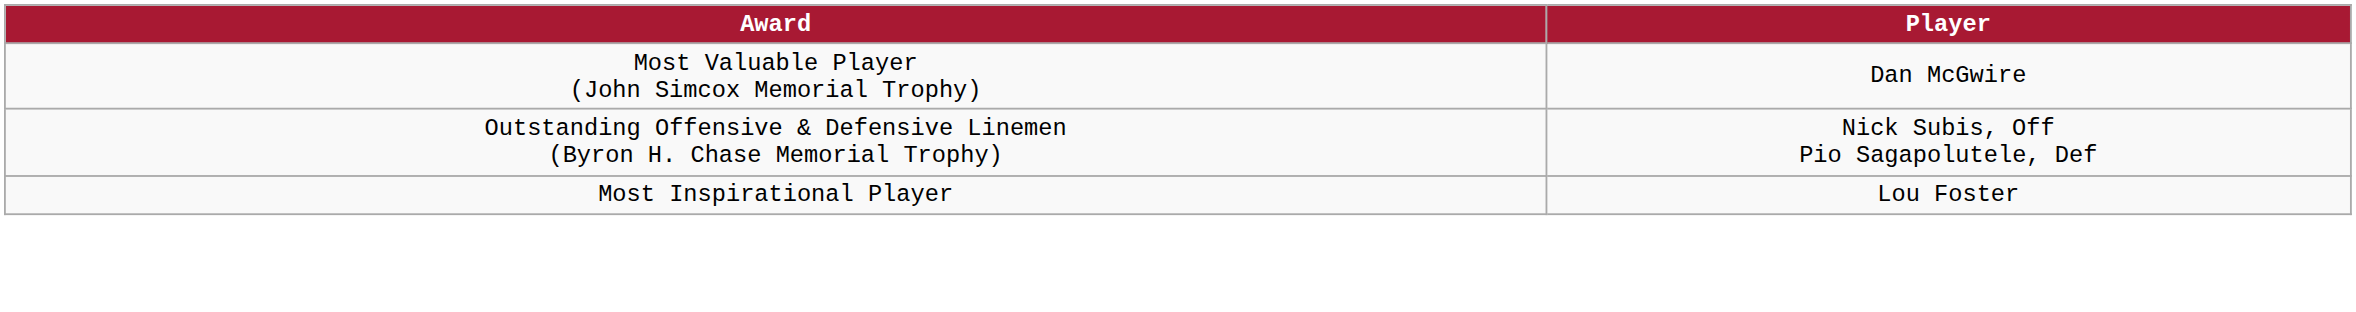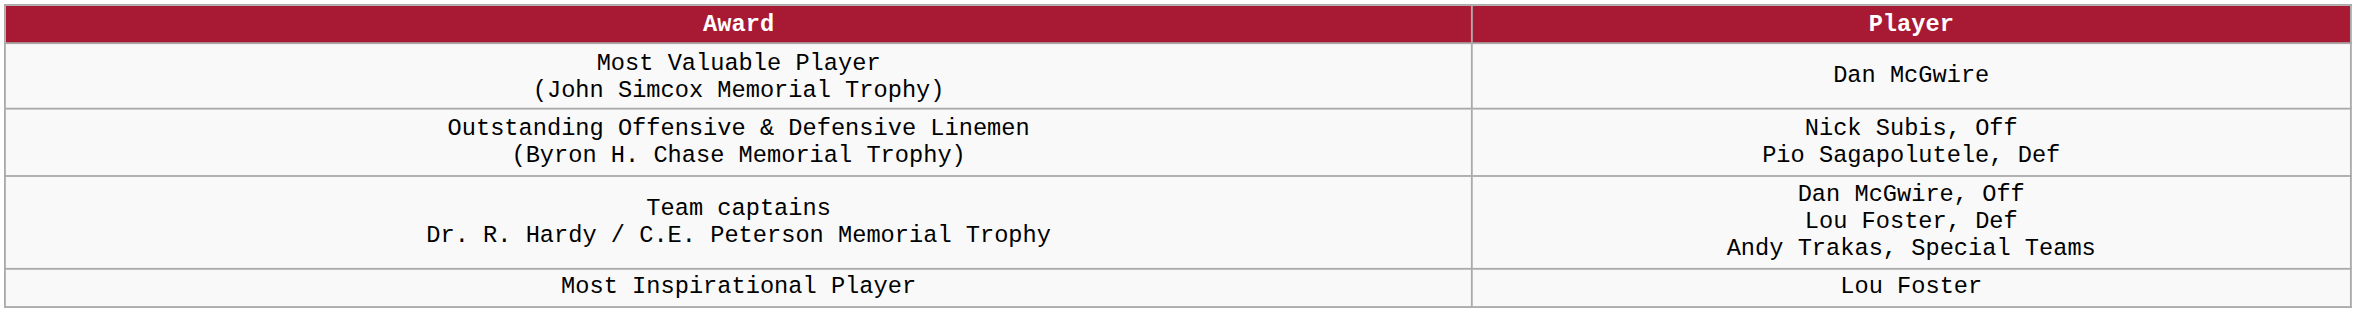+ row: (739, 222)
